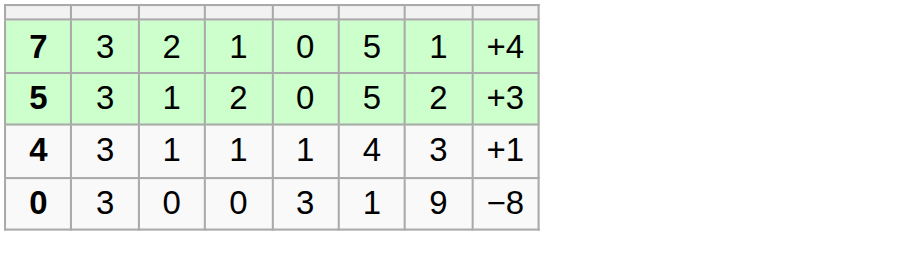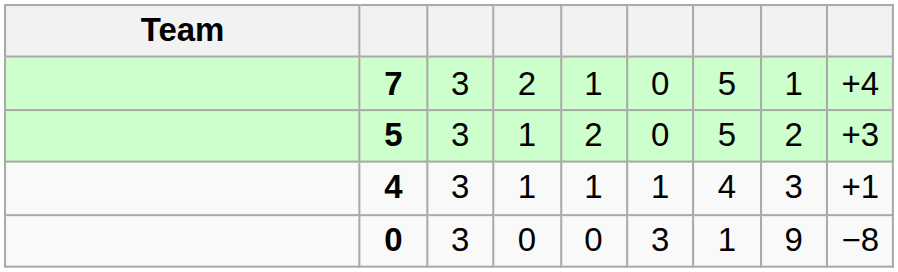+ column: (183, 30)
